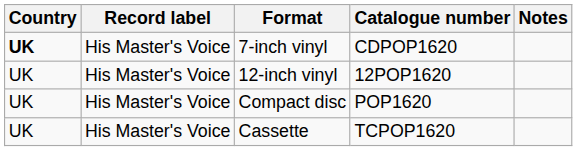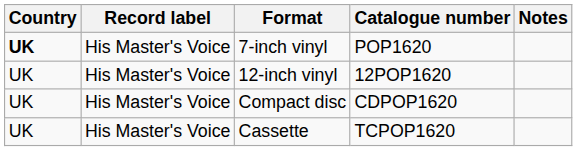(406, 46) CDPOP1620 -> (393, 46) POP1620
(393, 103) POP1620 -> (406, 103) CDPOP1620
